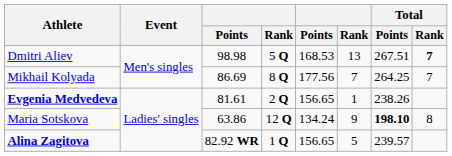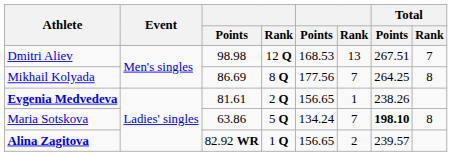(279, 56) 5 Q -> (279, 56) 12 Q
(430, 56) bold -> (430, 56) normal
(430, 77) 7 -> (430, 77) 8
(279, 120) 12 Q -> (279, 120) 5 Q
(354, 120) 9 -> (354, 120) 7
(354, 141) 5 -> (354, 141) 2
